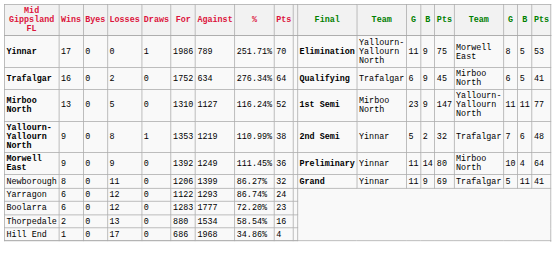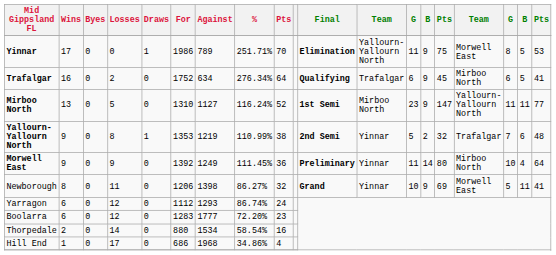(207, 182) 1399 -> (207, 186) 1398
(414, 182) 11 -> (414, 186) 10
(479, 182) Trafalgar -> (474, 186) Morwell East
(183, 195) 1122 -> (183, 204) 1112
(115, 221) 13 -> (115, 230) 14
